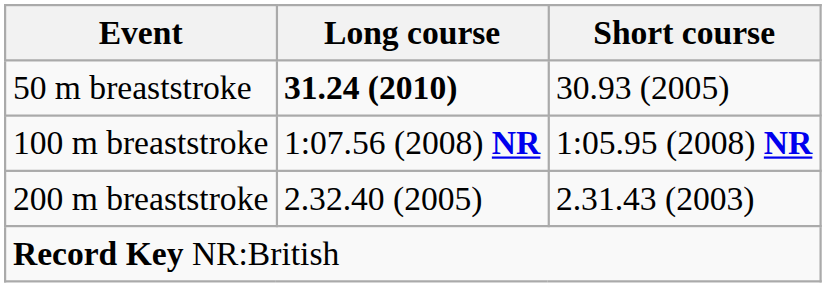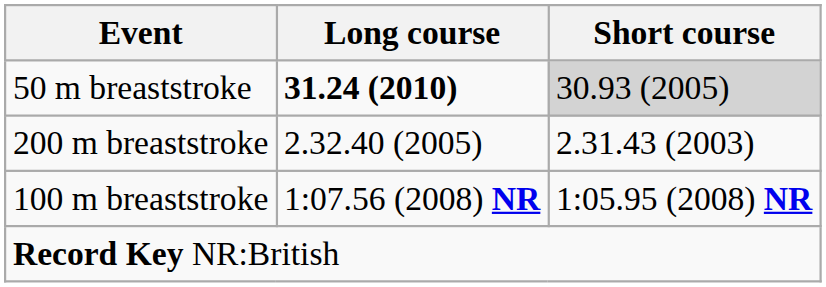(643, 87) no background -> (643, 87) lightgrey background
rows swapped: (141, 143) <-> (141, 198)
